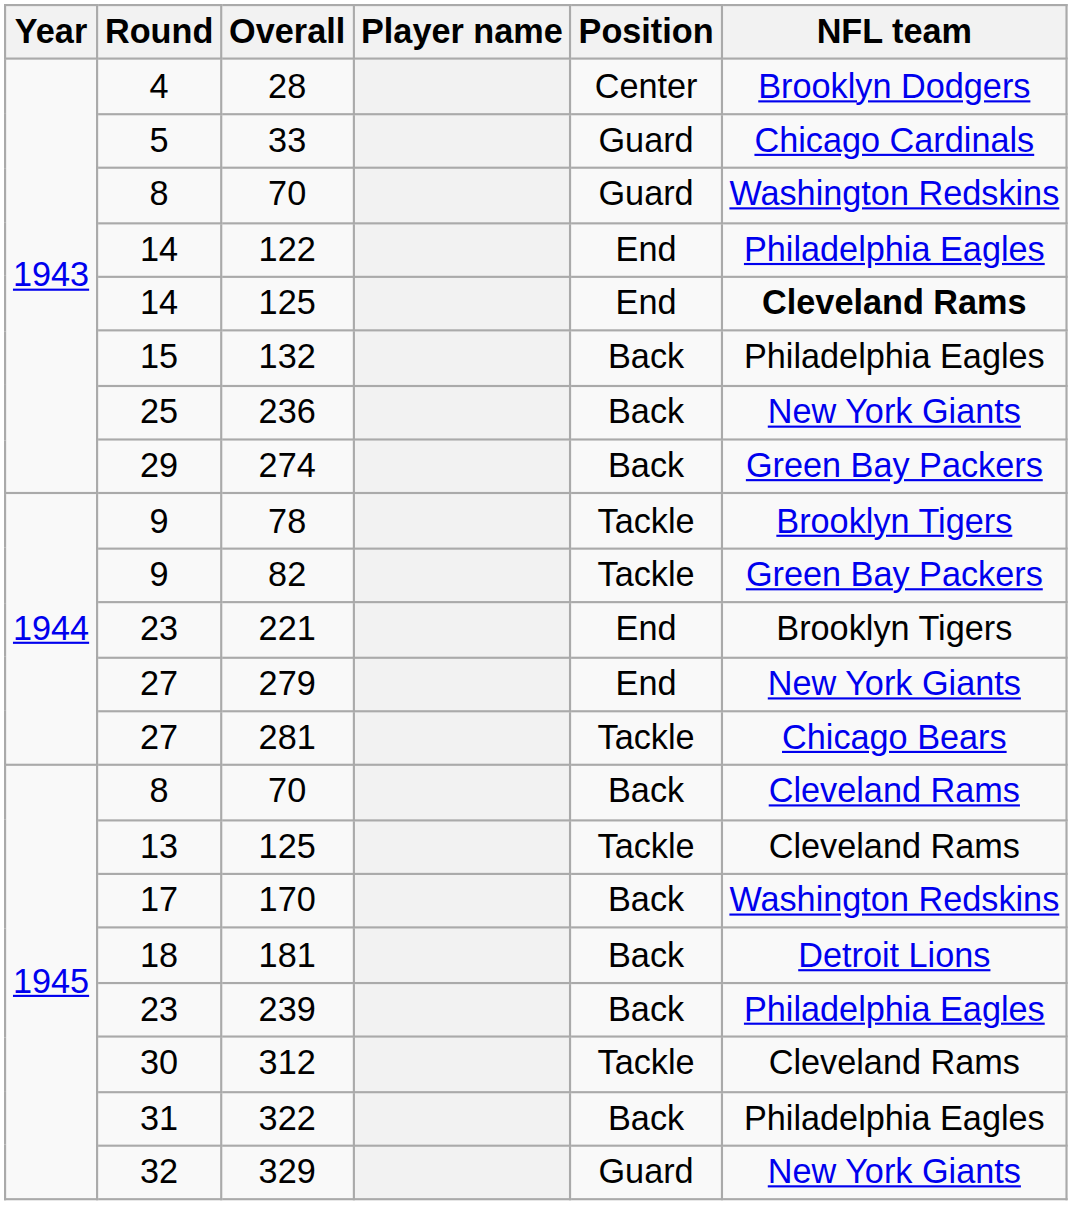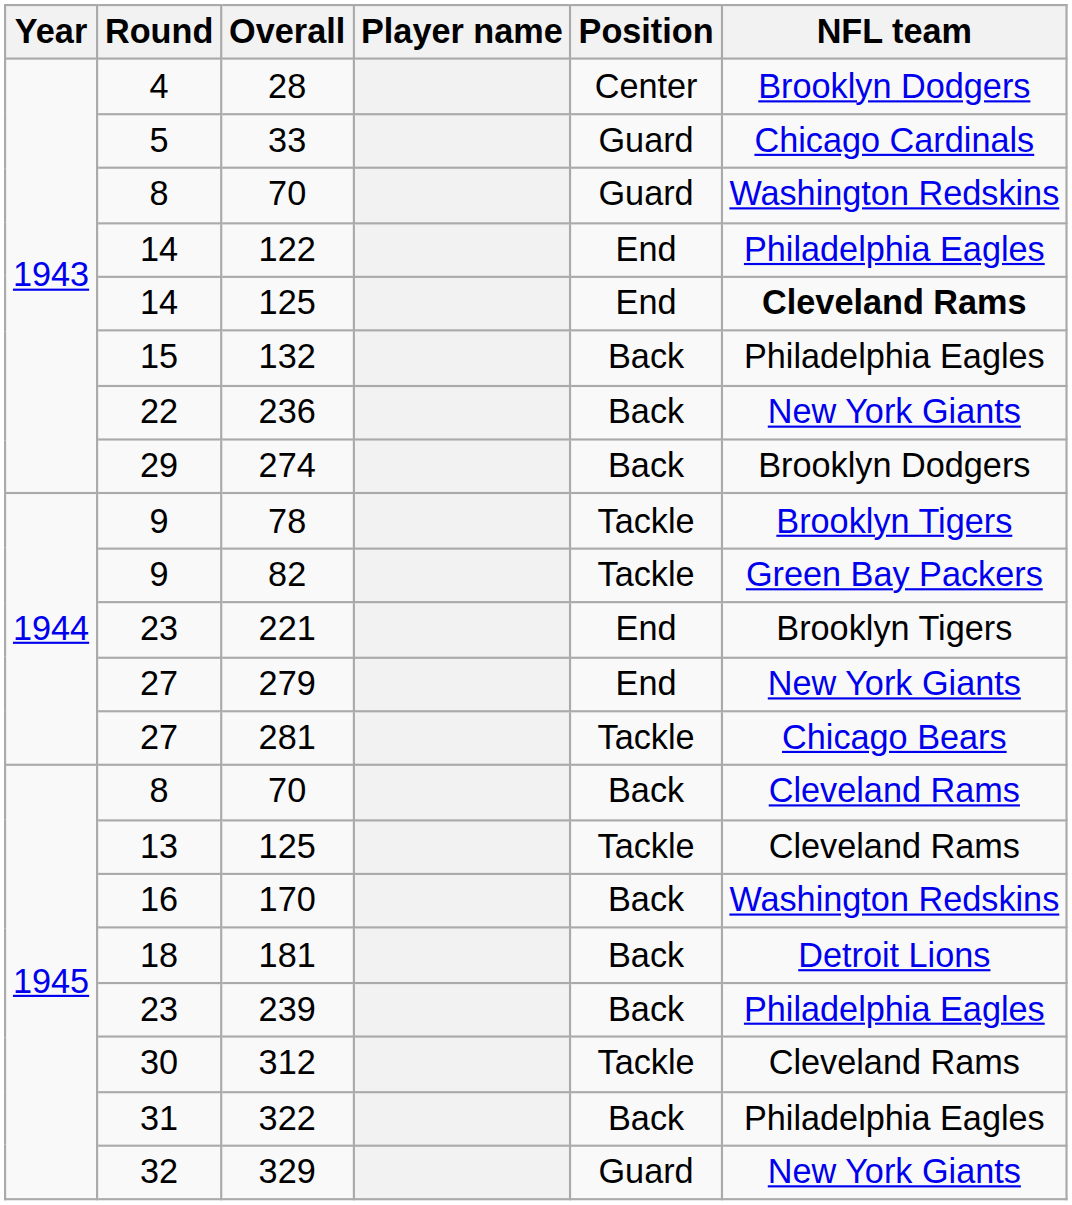(159, 411) 25 -> (159, 411) 22
(894, 466) Green Bay Packers -> (894, 466) Brooklyn Dodgers
(159, 900) 17 -> (159, 900) 16
